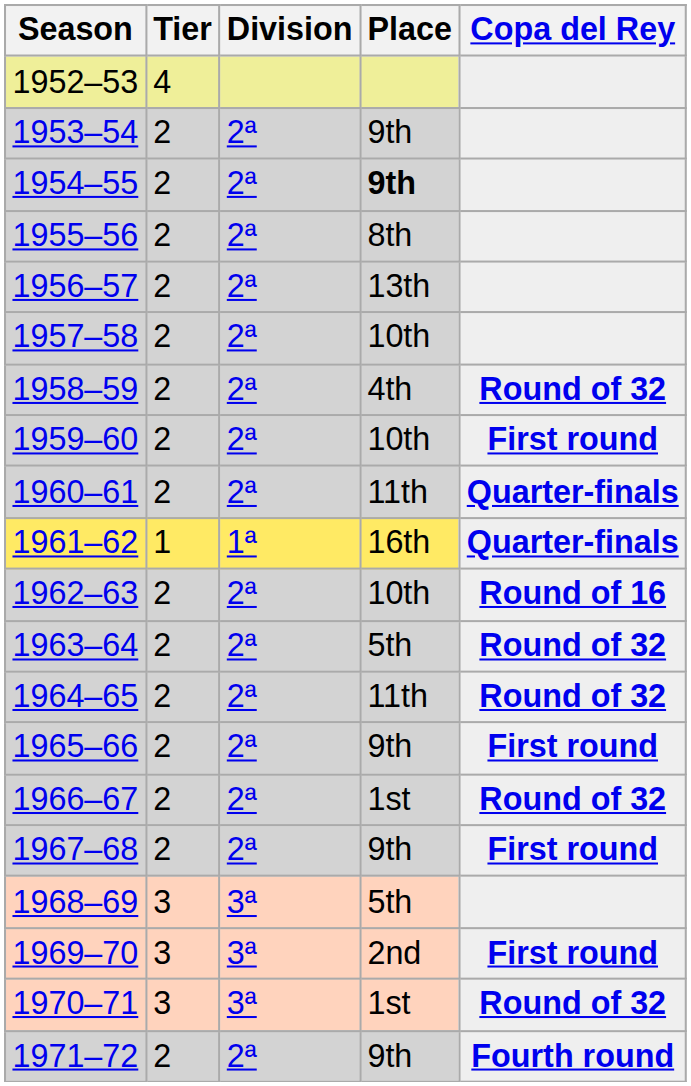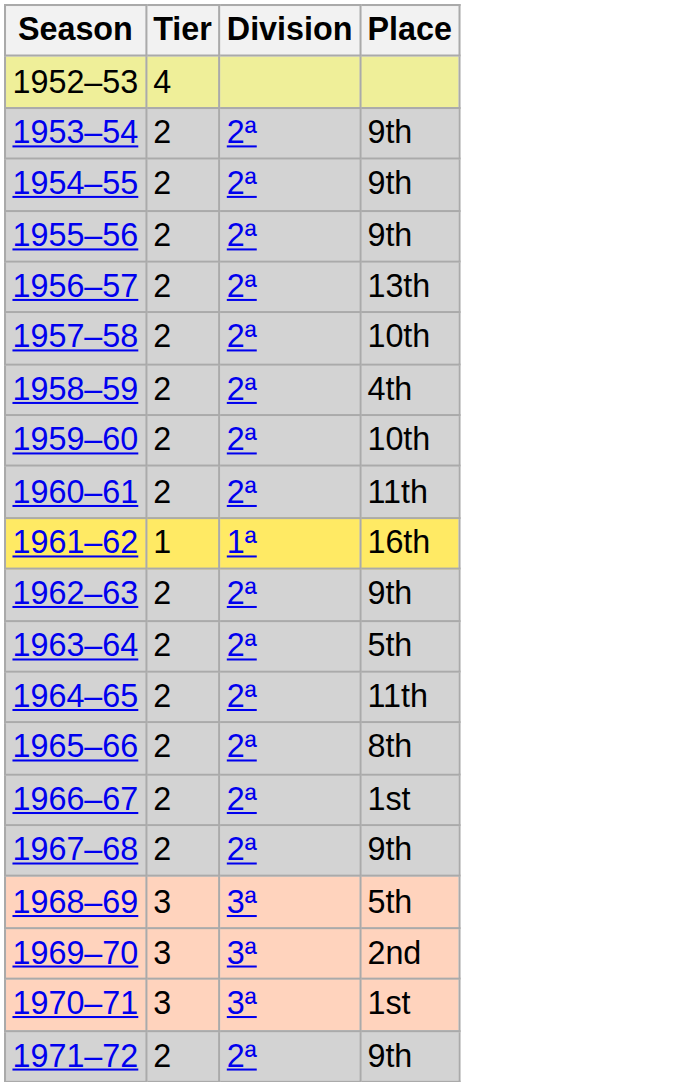- column: (573, 30)
(392, 183) bold -> (390, 183) normal
(390, 235) 8th -> (390, 235) 9th
(399, 593) 10th -> (390, 593) 9th
(390, 747) 9th -> (390, 747) 8th
